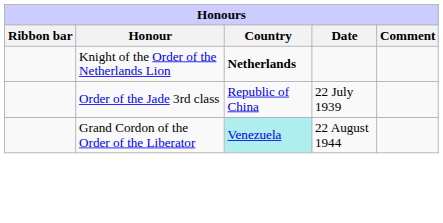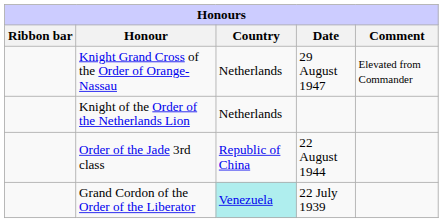+ row: (139, 71)
(262, 63) bold -> (251, 114) normal
(334, 99) 22 July 1939 -> (318, 157) 22 August 1944
(342, 135) 22 August 1944 -> (319, 200) 22 July 1939
